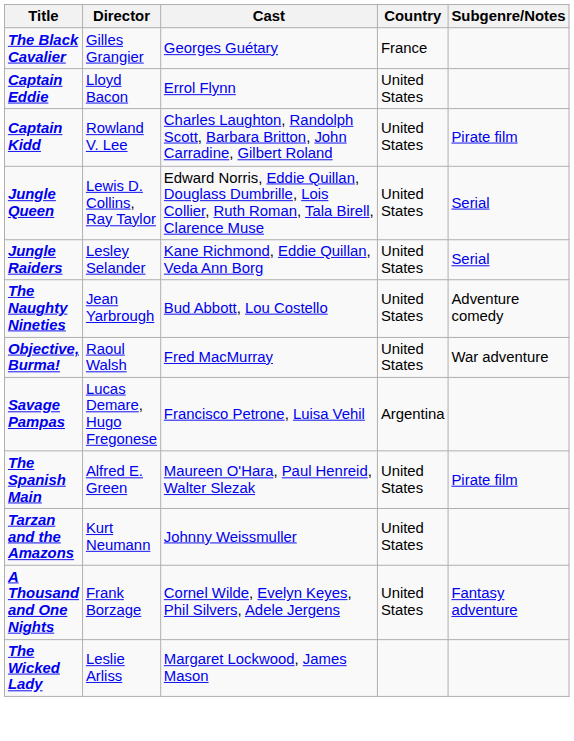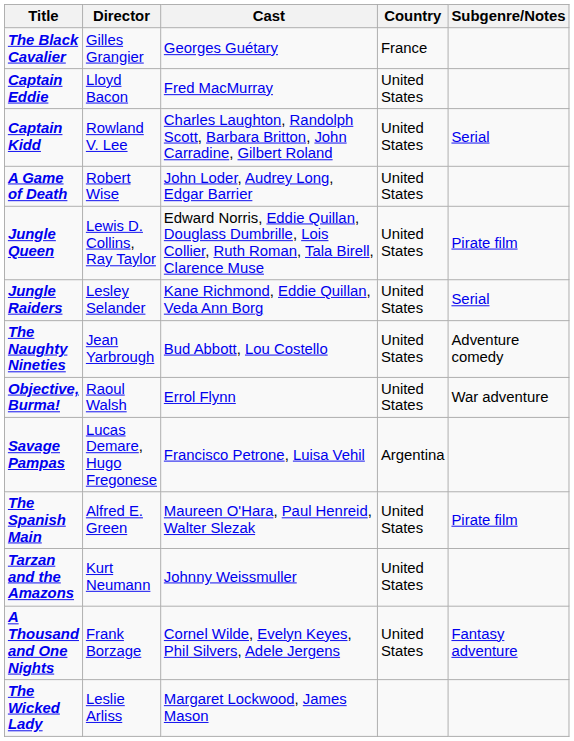(200, 88) Errol Flynn -> (218, 88) Fred MacMurray
(485, 137) Pirate film -> (470, 137) Serial
+ row: (38, 186)
(470, 202) Serial -> (485, 243) Pirate film
(218, 357) Fred MacMurray -> (200, 397) Errol Flynn
